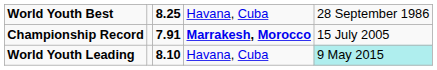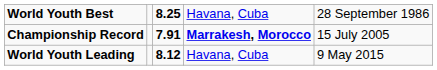(168, 55) 8.10 -> (168, 55) 8.12
(350, 55) paleturquoise background -> (350, 55) no background
